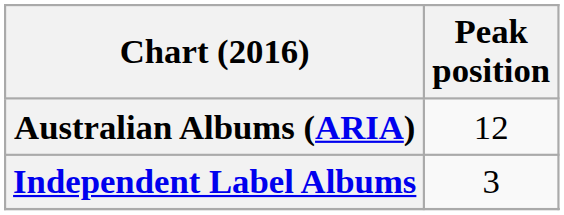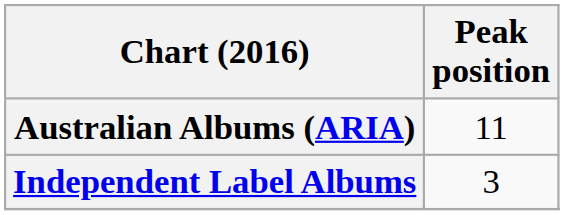(491, 126) 12 -> (491, 126) 11
